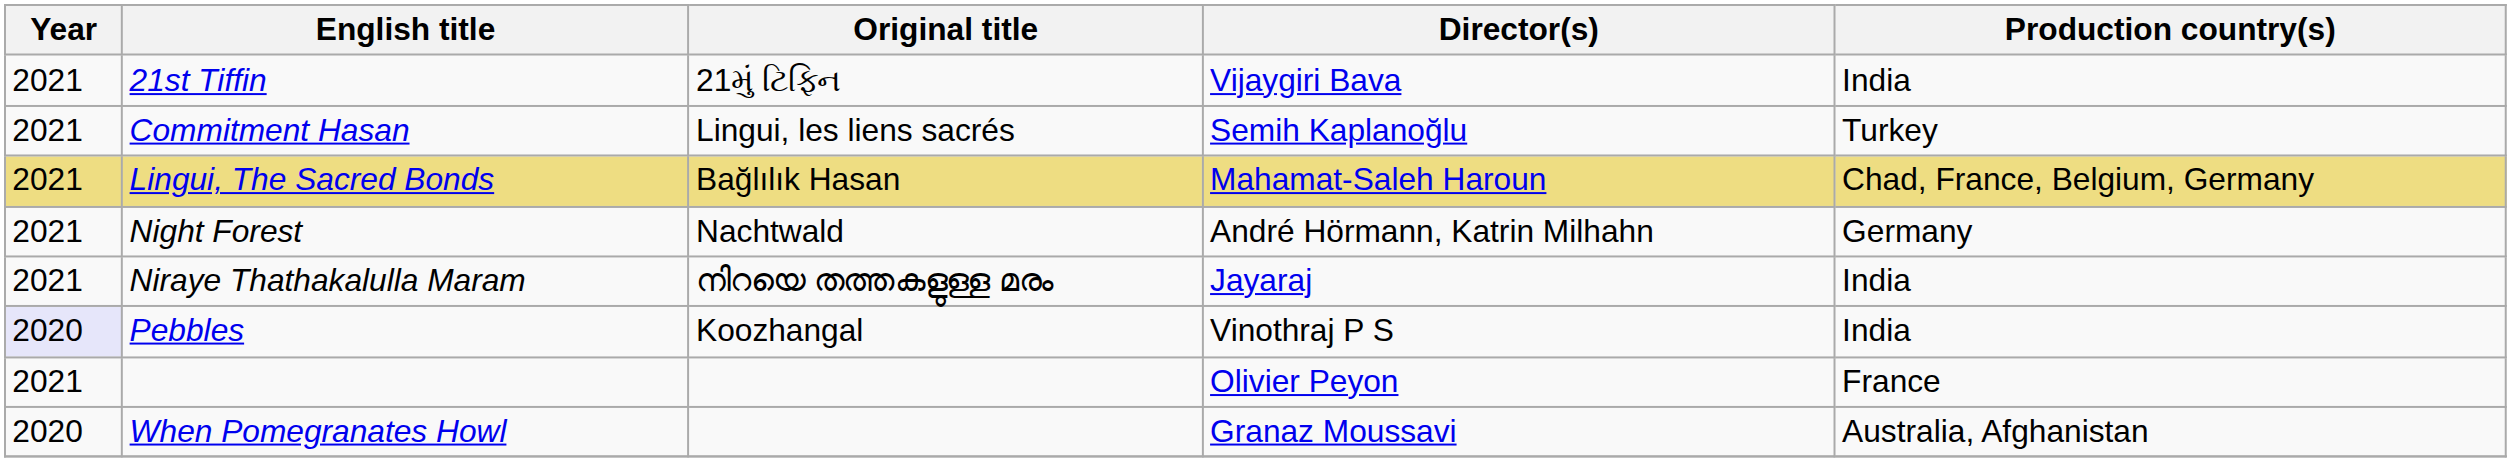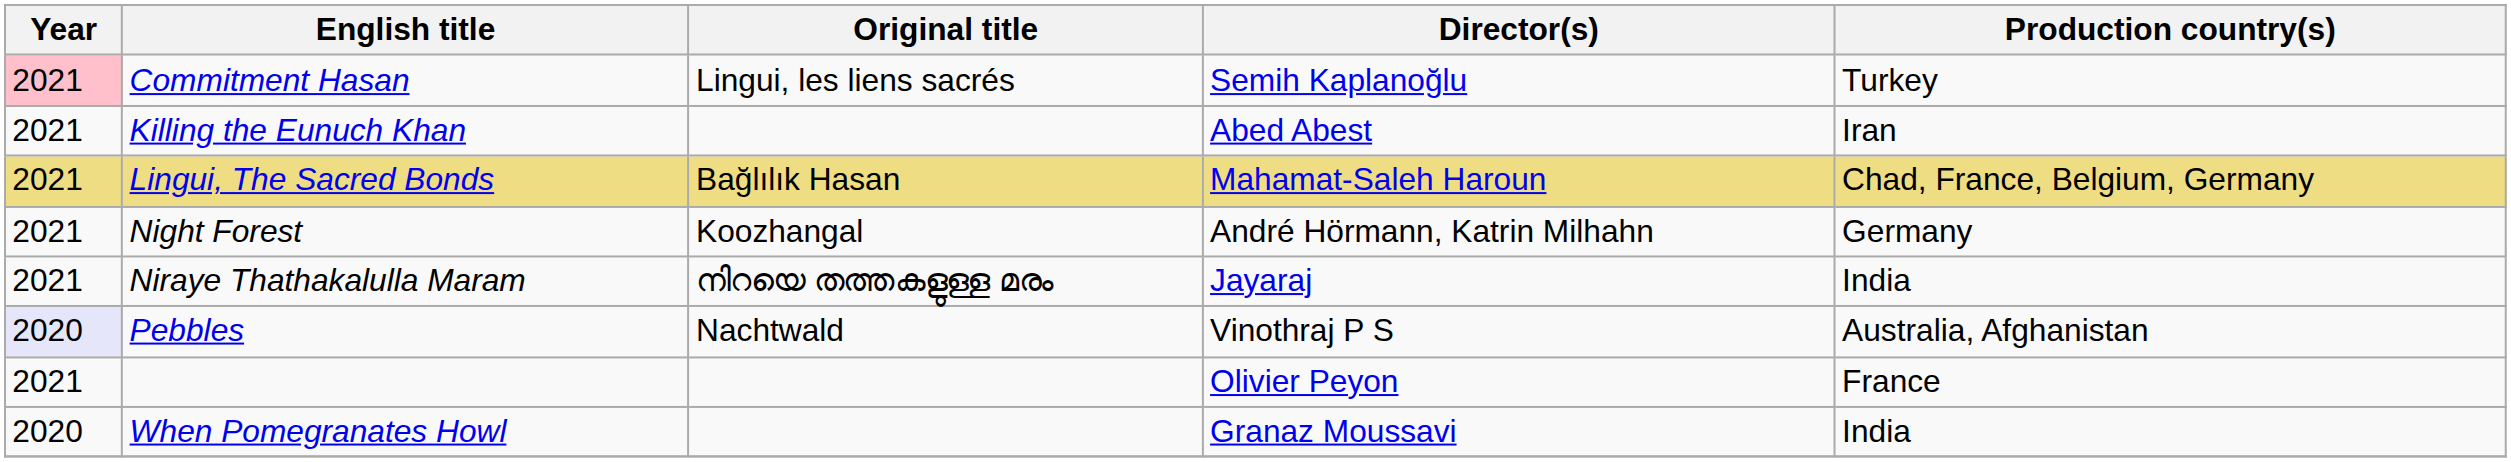- row: (198, 79)
(48, 130) no background -> (48, 79) pink background
+ row: (298, 130)
(770, 230) Nachtwald -> (780, 230) Koozhangal
(780, 331) Koozhangal -> (770, 331) Nachtwald
(1876, 331) India -> (1995, 331) Australia, Afghanistan
(1995, 431) Australia, Afghanistan -> (1876, 431) India
